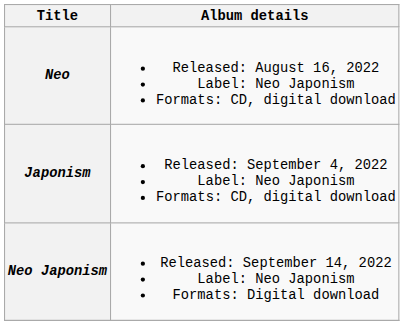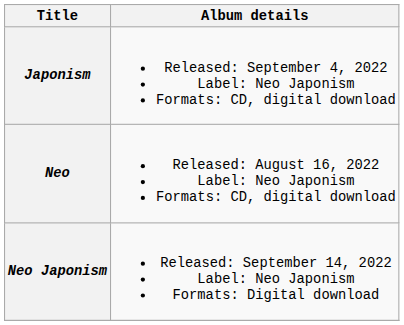rows swapped: (57, 76) <-> (57, 174)
